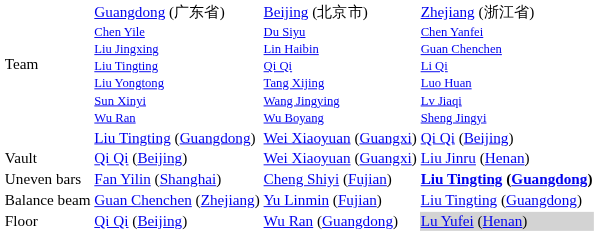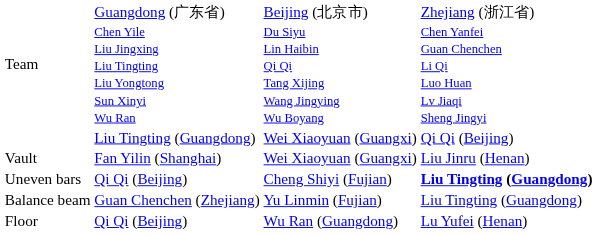(141, 158) Qi Qi (Beijing) -> (158, 158) Fan Yilin (Shanghai)
(158, 179) Fan Yilin (Shanghai) -> (141, 179) Qi Qi (Beijing)
(474, 221) lightgrey background -> (474, 221) no background
